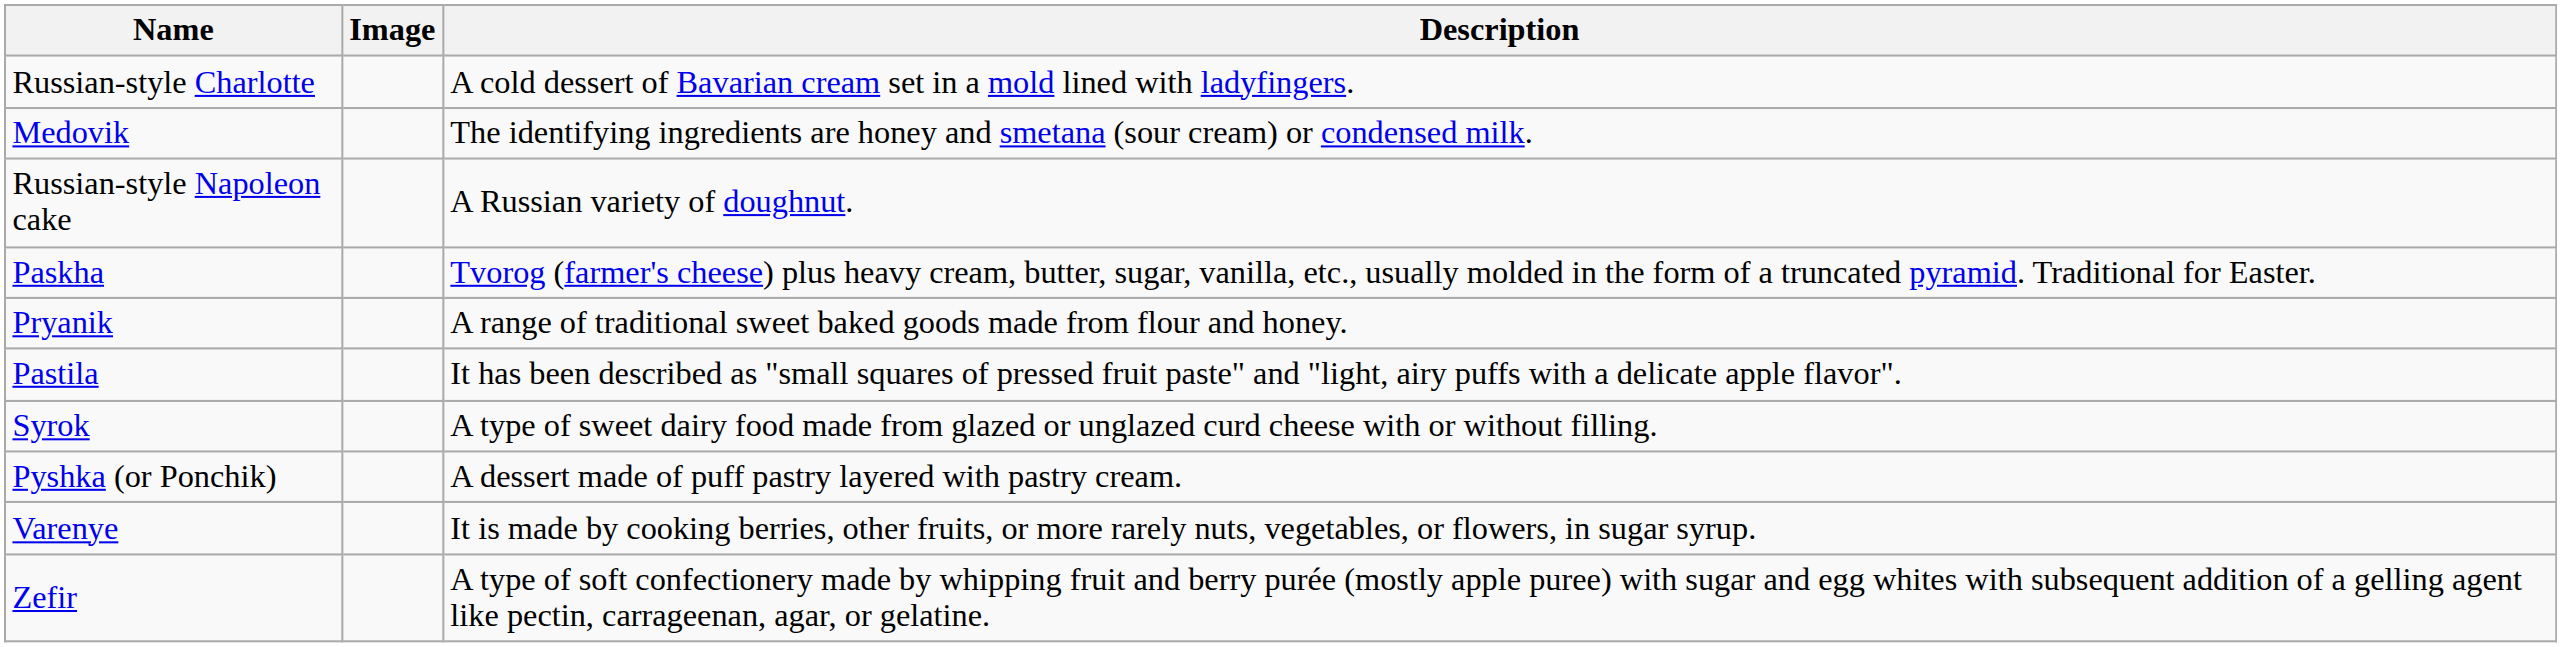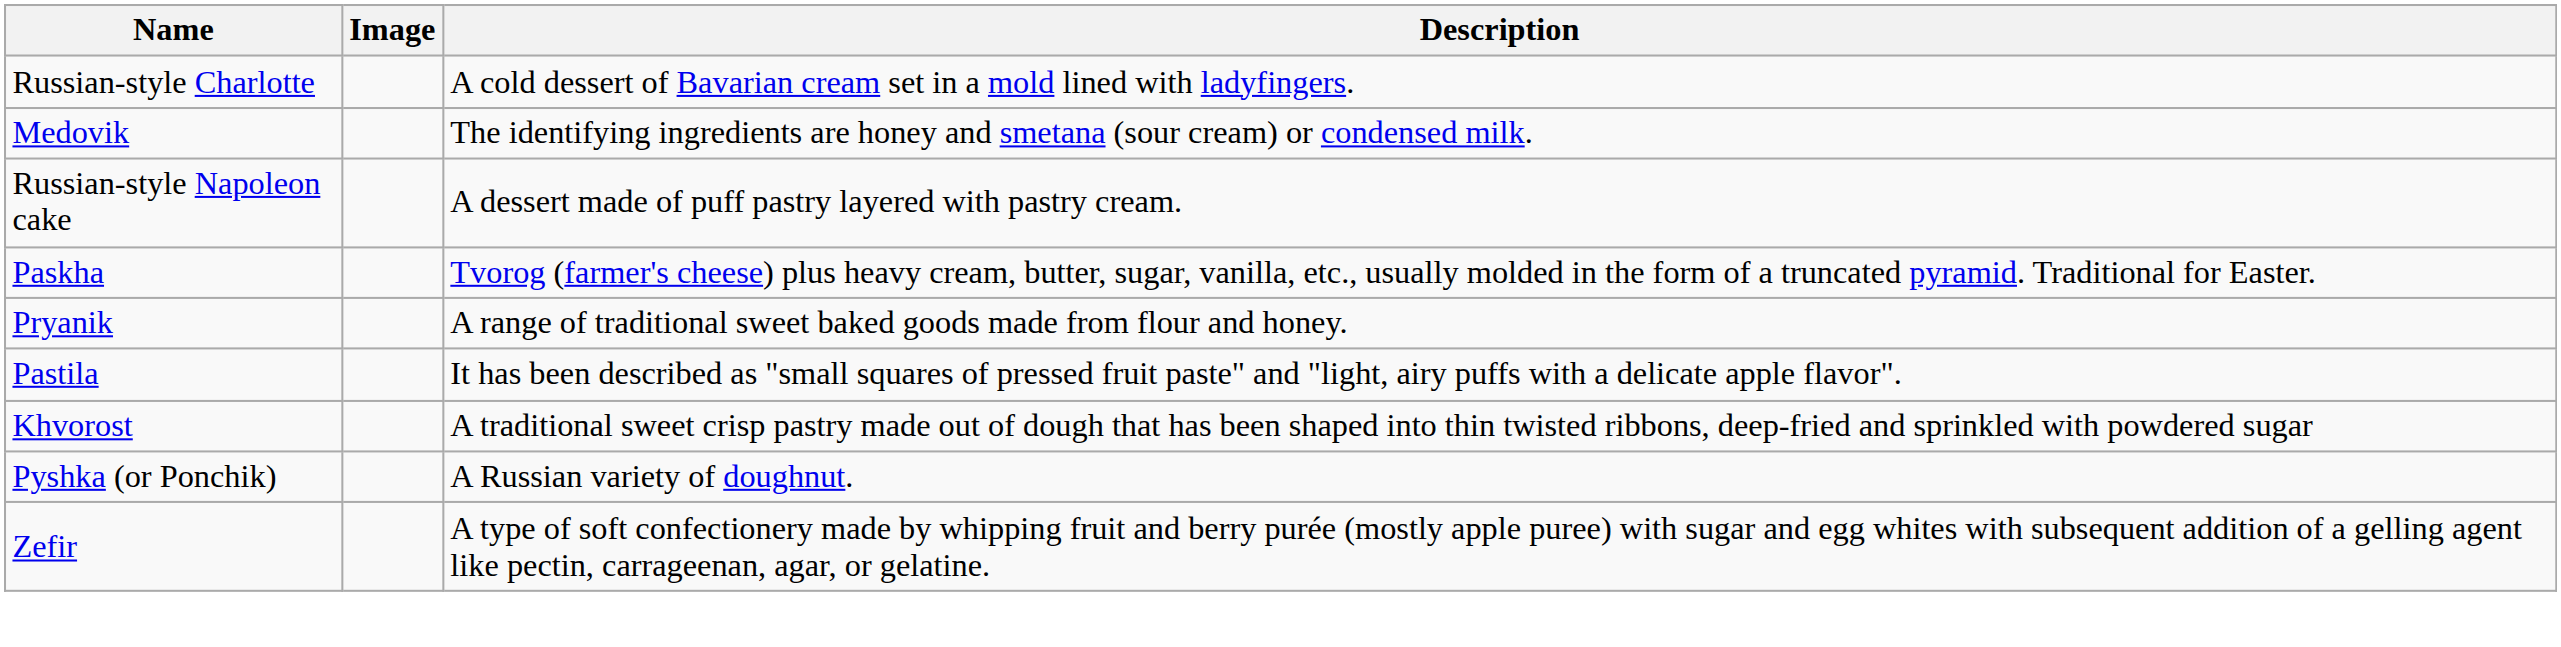(652, 202) A Russian variety of doughnut. -> (816, 202) A dessert made of puff pastry layered with pastry cream.
- row: (51, 425)
+ row: (73, 425)
(816, 476) A dessert made of puff pastry layered with pastry cream. -> (652, 476) A Russian variety of doughnut.
- row: (65, 527)
